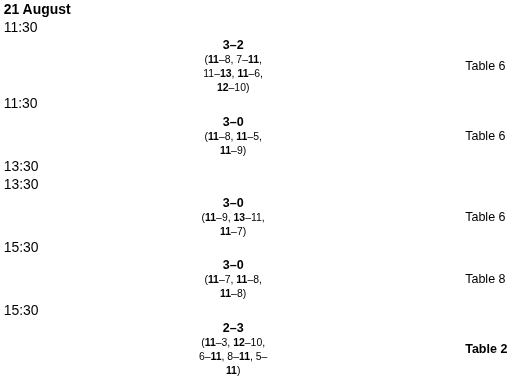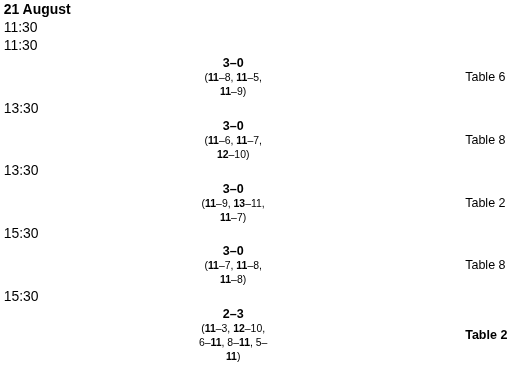- row: (98, 66)
+ row: (98, 140)
(485, 216) Table 6 -> (485, 202) Table 2
